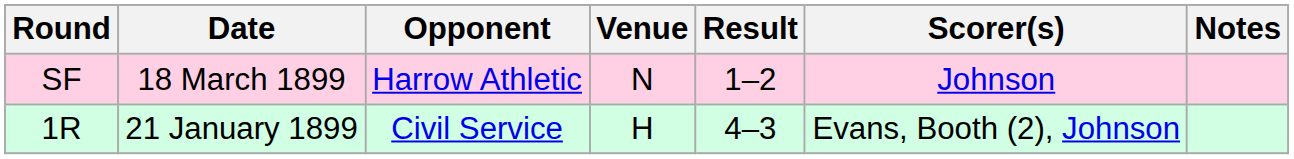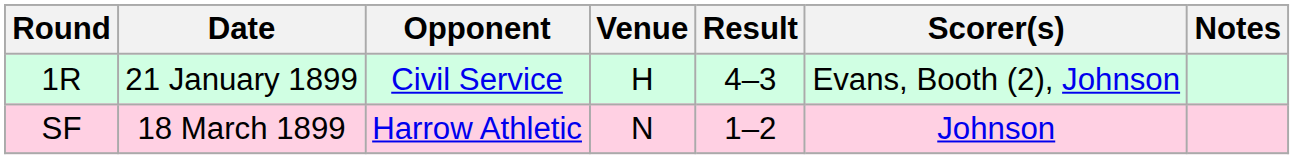rows swapped: (62, 128) <-> (62, 78)
